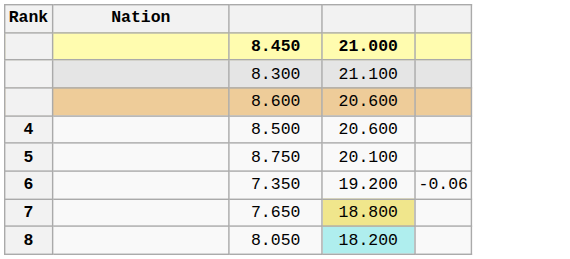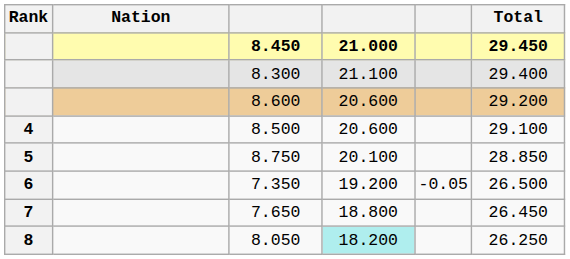+ column: (518, 18)
(443, 185) -0.06 -> (443, 185) -0.05
(368, 212) khaki background -> (368, 212) no background
